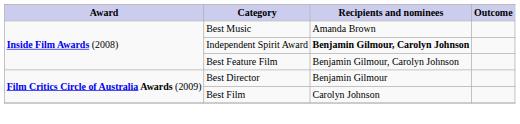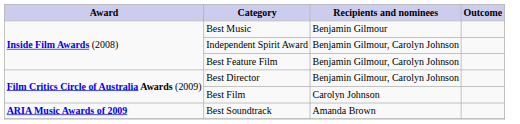(344, 29) Amanda Brown -> (350, 29) Benjamin Gilmour
(391, 45) bold -> (386, 45) normal
(350, 78) Benjamin Gilmour -> (386, 78) Benjamin Gilmour, Carolyn Johnson
+ row: (239, 111)
